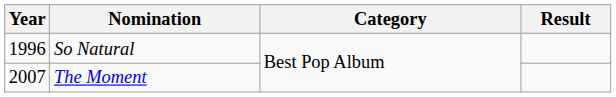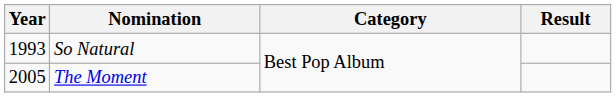(27, 48) 1996 -> (27, 48) 1993
(27, 77) 2007 -> (27, 77) 2005
